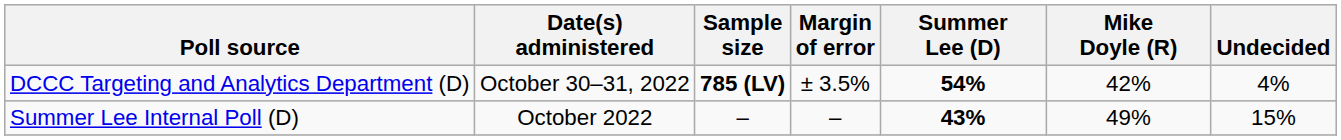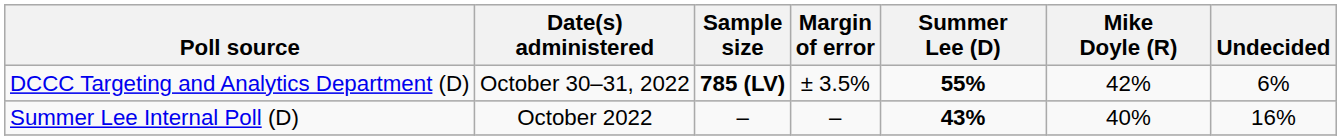(963, 83) 54% -> (963, 83) 55%
(1273, 83) 4% -> (1273, 83) 6%
(1128, 118) 49% -> (1128, 118) 40%
(1273, 118) 15% -> (1273, 118) 16%
